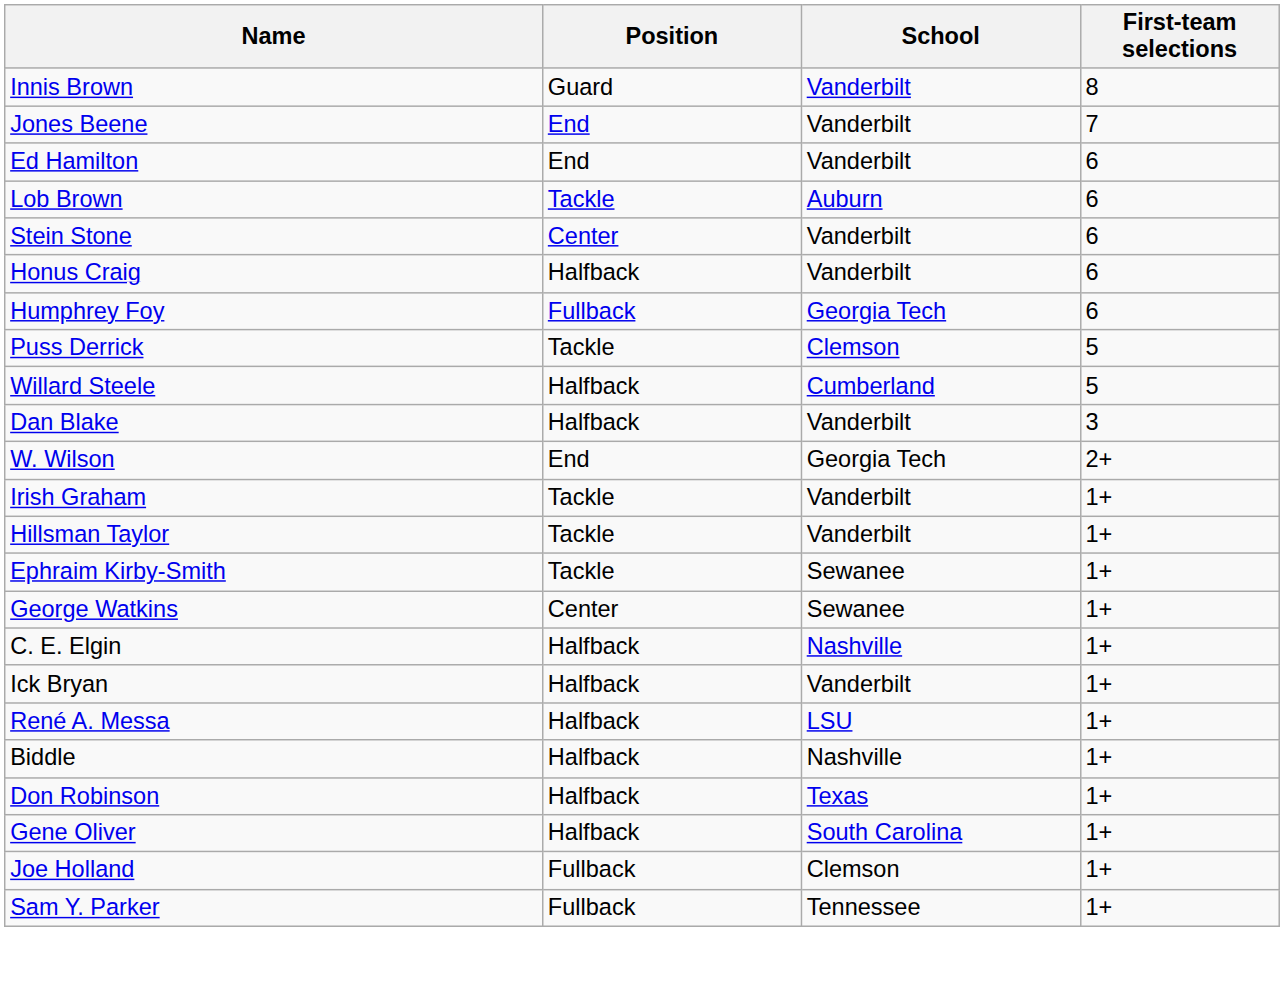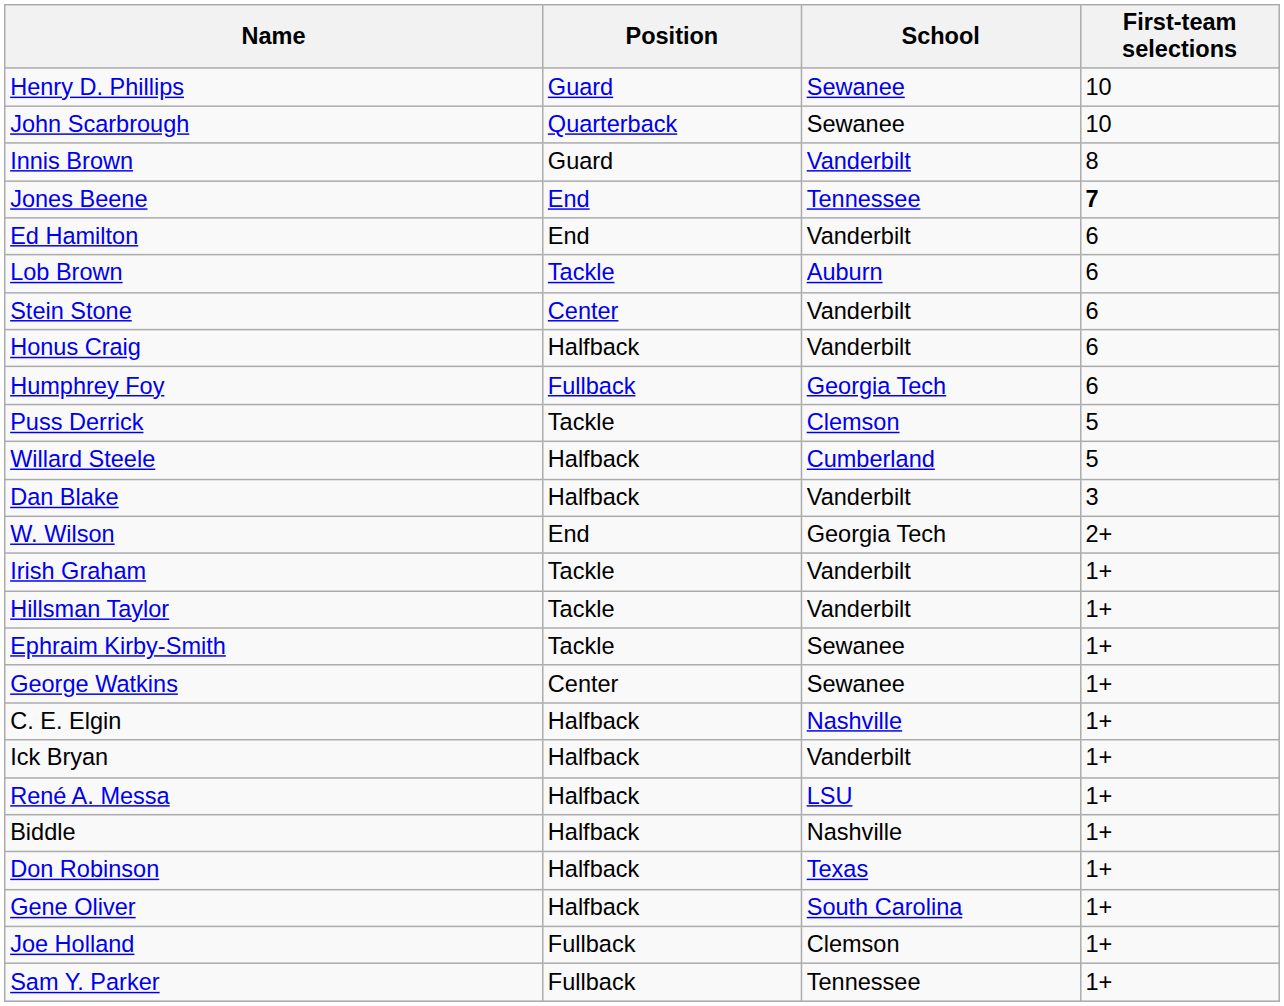+ row: (97, 86)
+ row: (100, 124)
(859, 124) Vanderbilt -> (864, 198) Tennessee
(1092, 124) normal -> (1092, 198) bold
